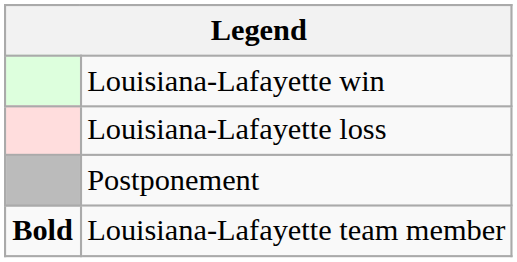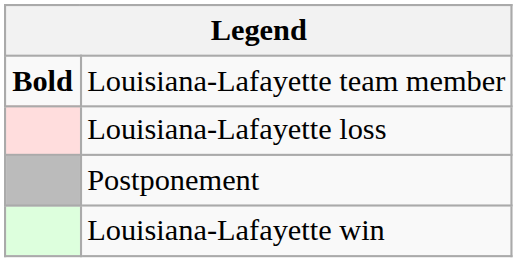rows swapped: (236, 80) <-> (296, 230)
